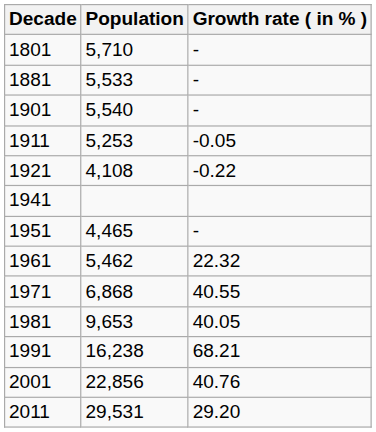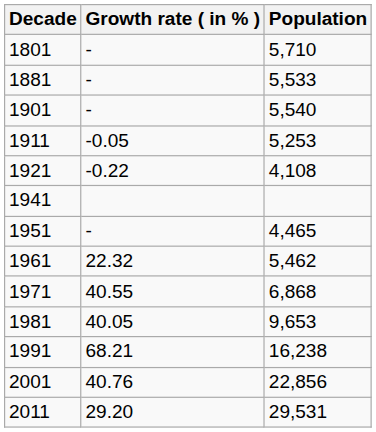columns swapped: (135, 19) <-> (280, 19)
